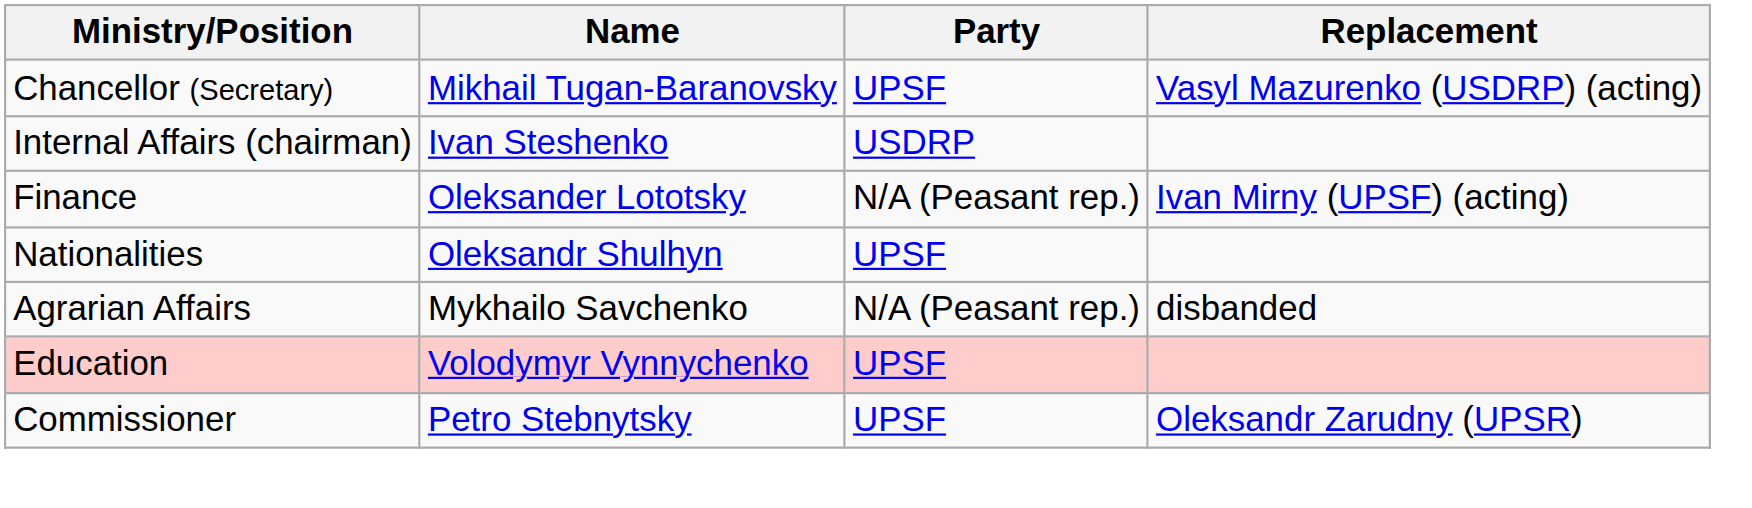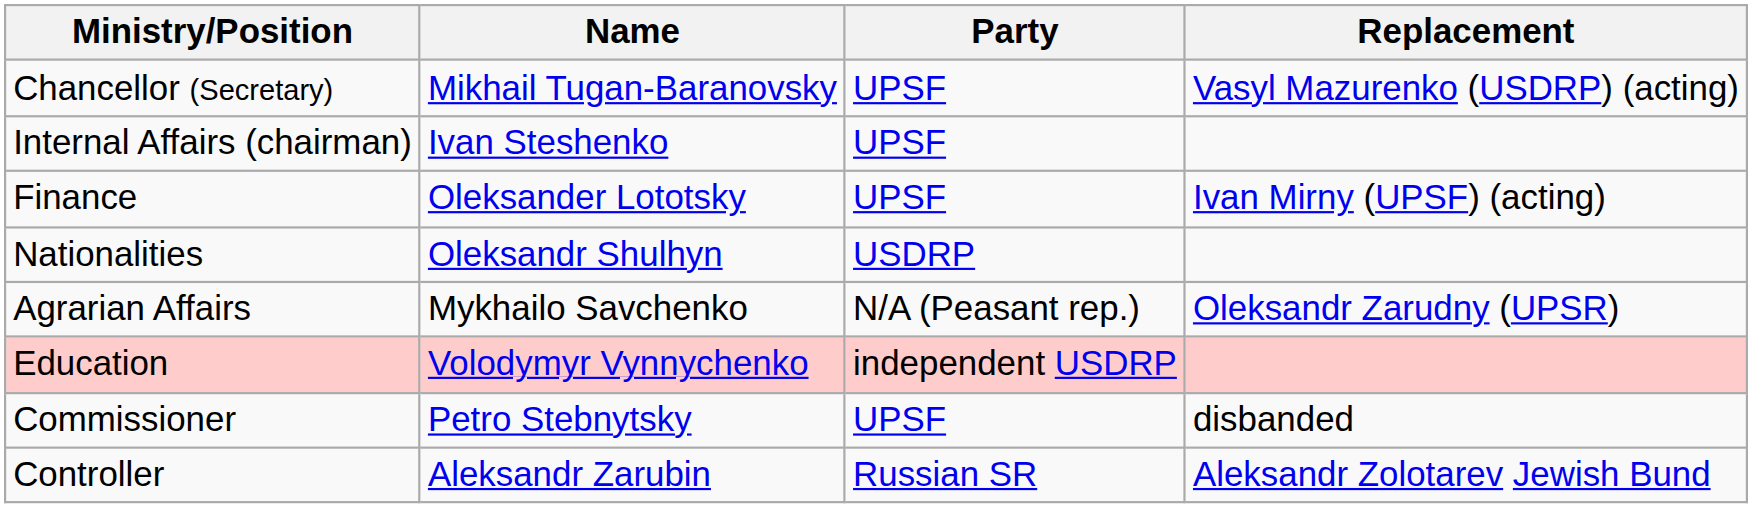(914, 142) USDRP -> (900, 142) UPSF
(997, 198) N/A (Peasant rep.) -> (900, 198) UPSF
(900, 253) UPSF -> (914, 253) USDRP
(1237, 308) disbanded -> (1406, 308) Oleksandr Zarudny (UPSR)
(900, 364) UPSF -> (1015, 364) independent USDRP
(1369, 419) Oleksandr Zarudny (UPSR) -> (1273, 419) disbanded
+ row: (89, 474)
